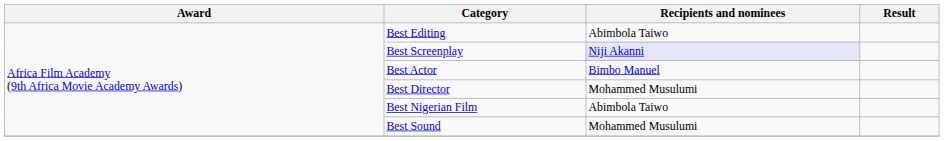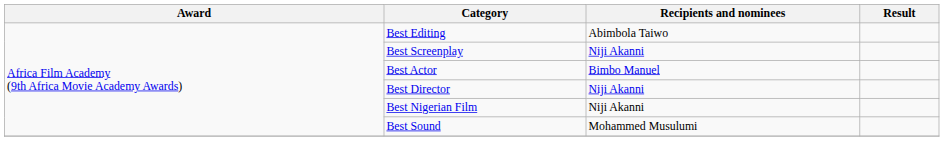(616, 51) lavender background -> (616, 51) no background
(643, 88) Mohammed Musulumi -> (616, 88) Niji Akanni
(628, 107) Abimbola Taiwo -> (616, 107) Niji Akanni
